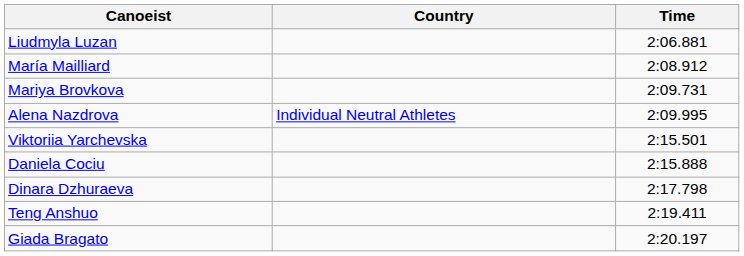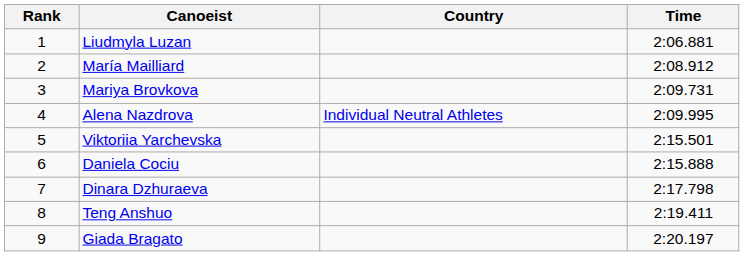+ column: (42, 16)
